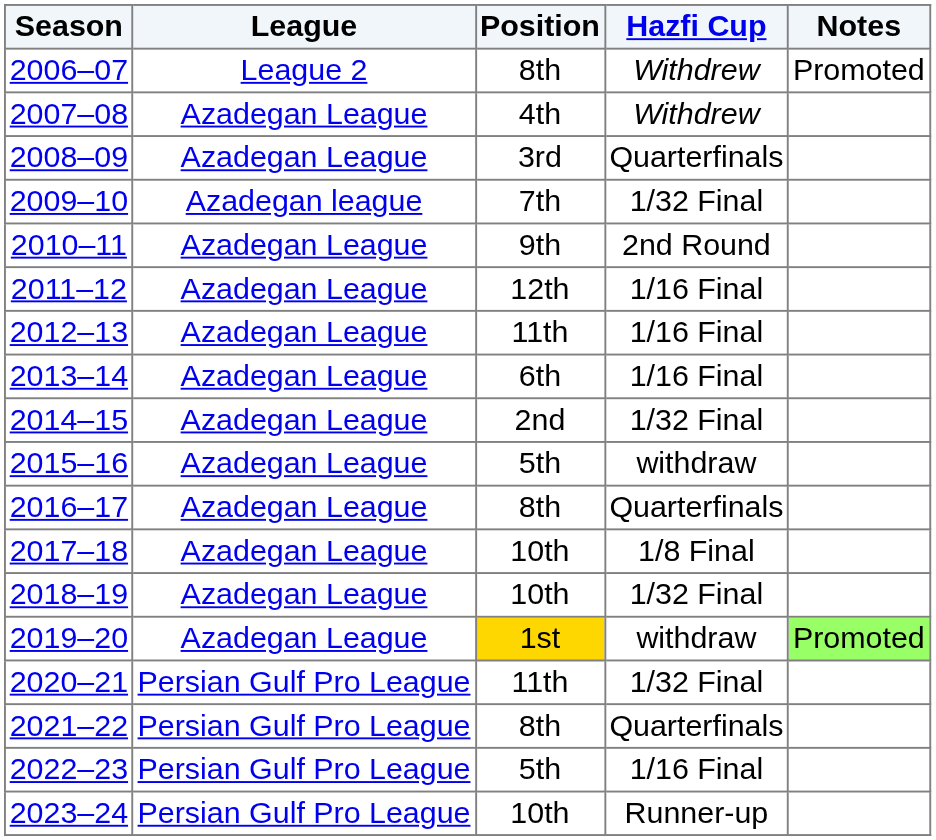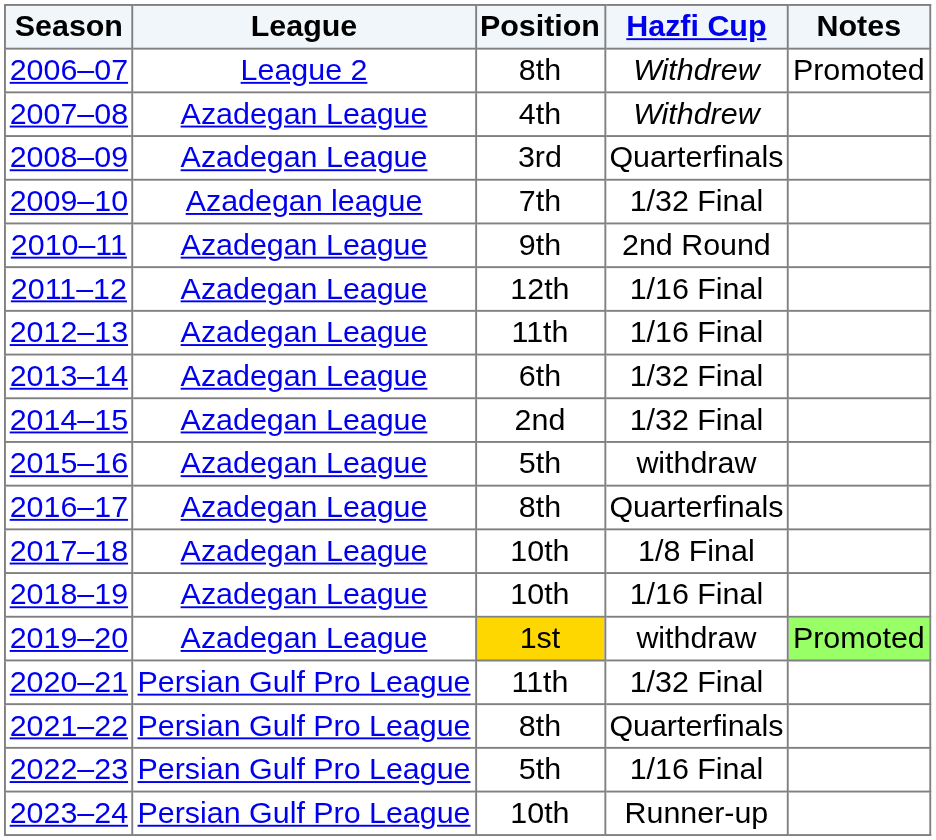(696, 375) 1/16 Final -> (696, 375) 1/32 Final
(696, 594) 1/32 Final -> (696, 594) 1/16 Final
